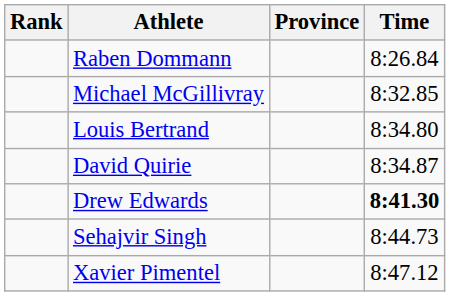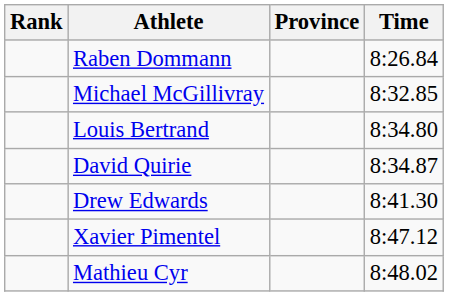(404, 201) bold -> (404, 201) normal
- row: (140, 237)
+ row: (130, 272)
